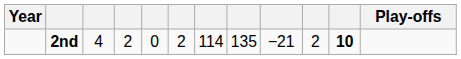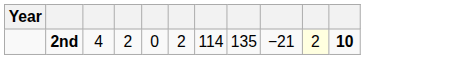- column: (408, 16)
(315, 41) no background -> (315, 41) lightyellow background
